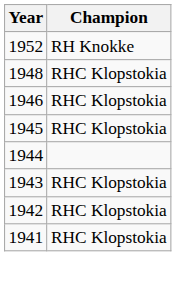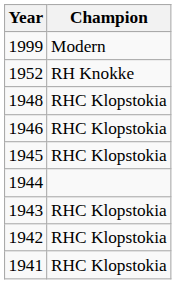+ row: (26, 45)
